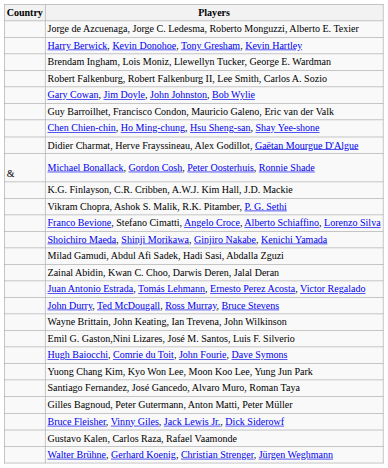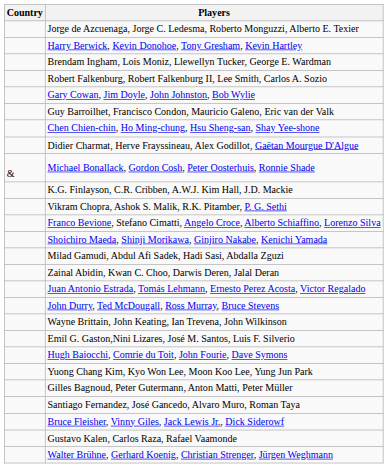rows swapped: (174, 388) <-> (170, 405)
